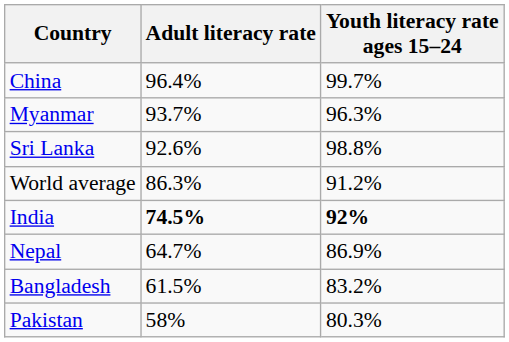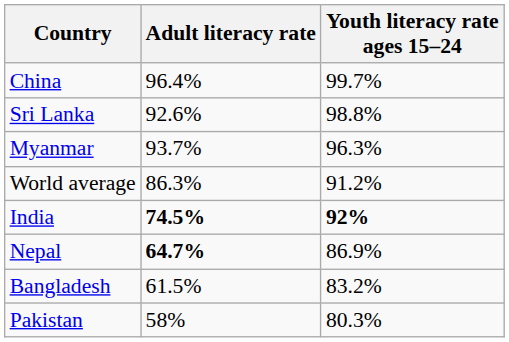rows swapped: (52, 148) <-> (52, 114)
(173, 251) normal -> (175, 251) bold
